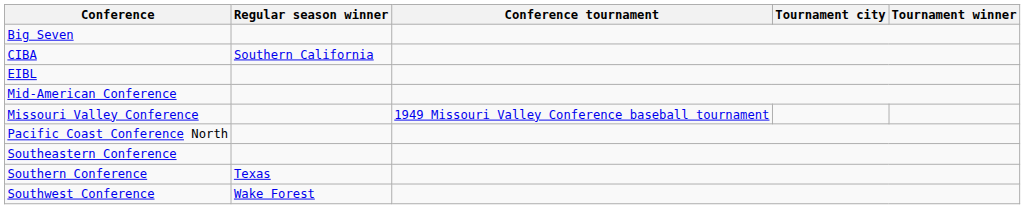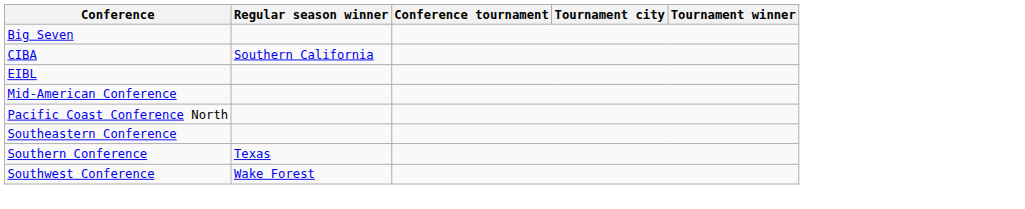- row: (103, 114)
